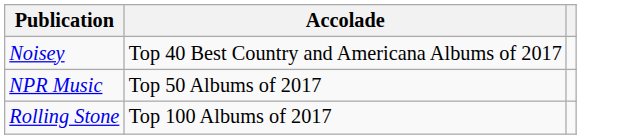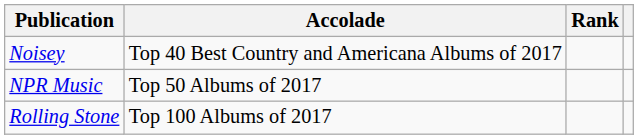+ column: (595, 20)
